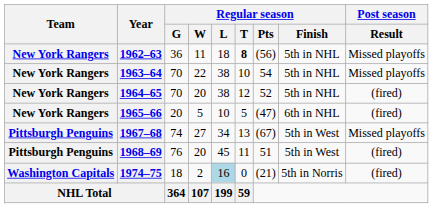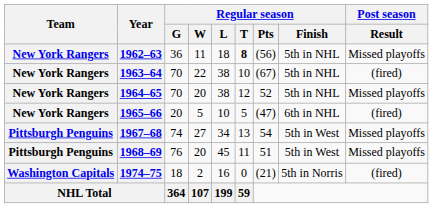(266, 73) 54 -> (266, 73) (67)
(387, 73) Missed playoffs -> (387, 73) (fired)
(387, 93) (fired) -> (387, 93) Missed playoffs
(266, 133) (67) -> (266, 133) 54
(387, 153) (fired) -> (387, 153) Missed playoffs
(224, 172) lightblue background -> (224, 172) no background
